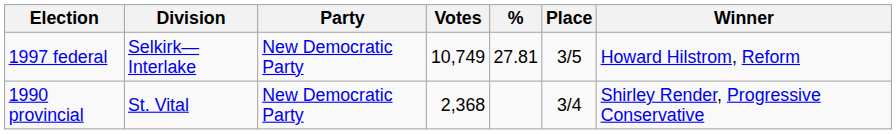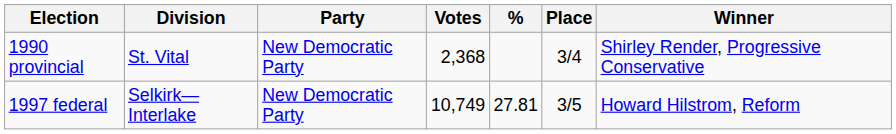rows swapped: (46, 104) <-> (58, 56)
